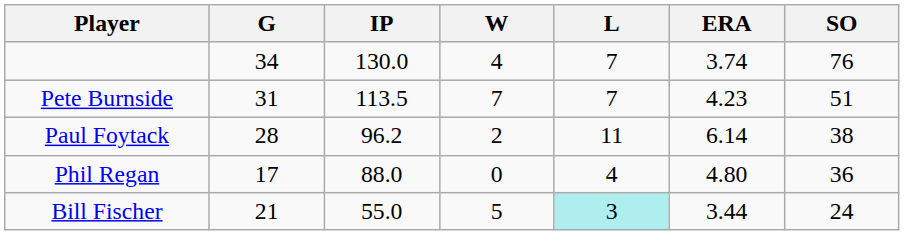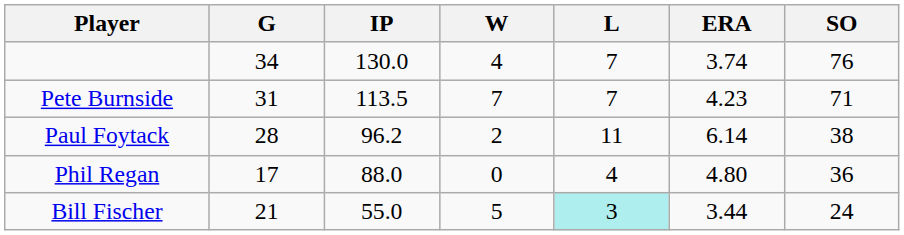(842, 98) 51 -> (842, 98) 71
